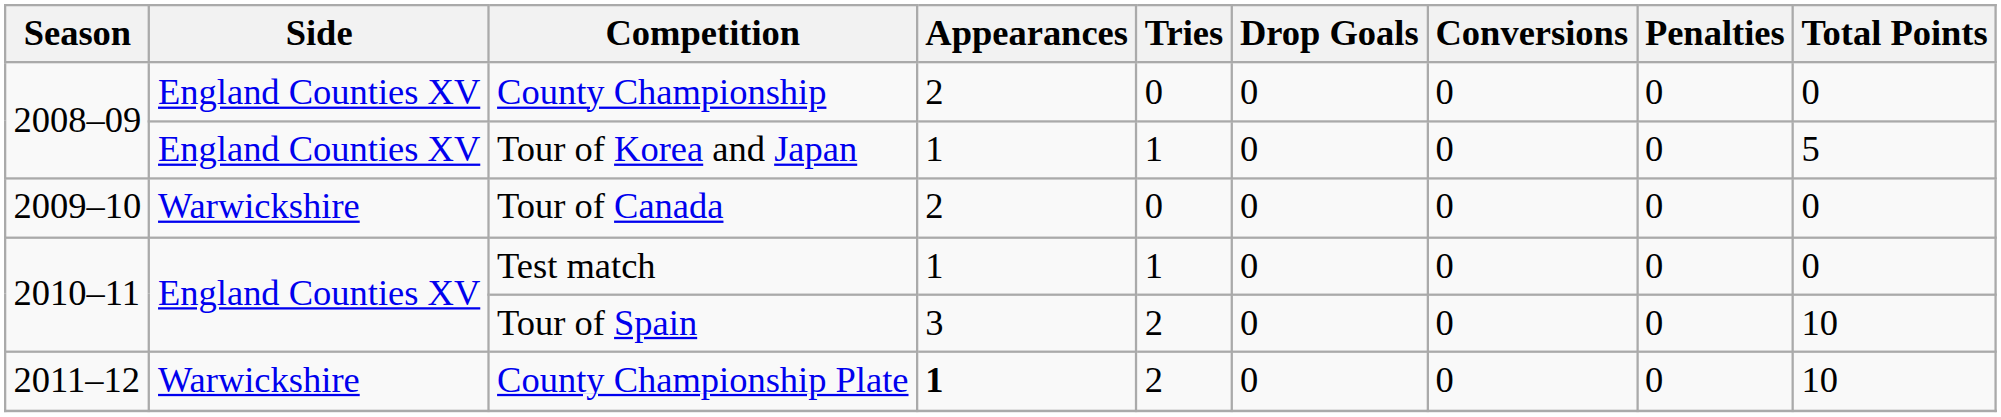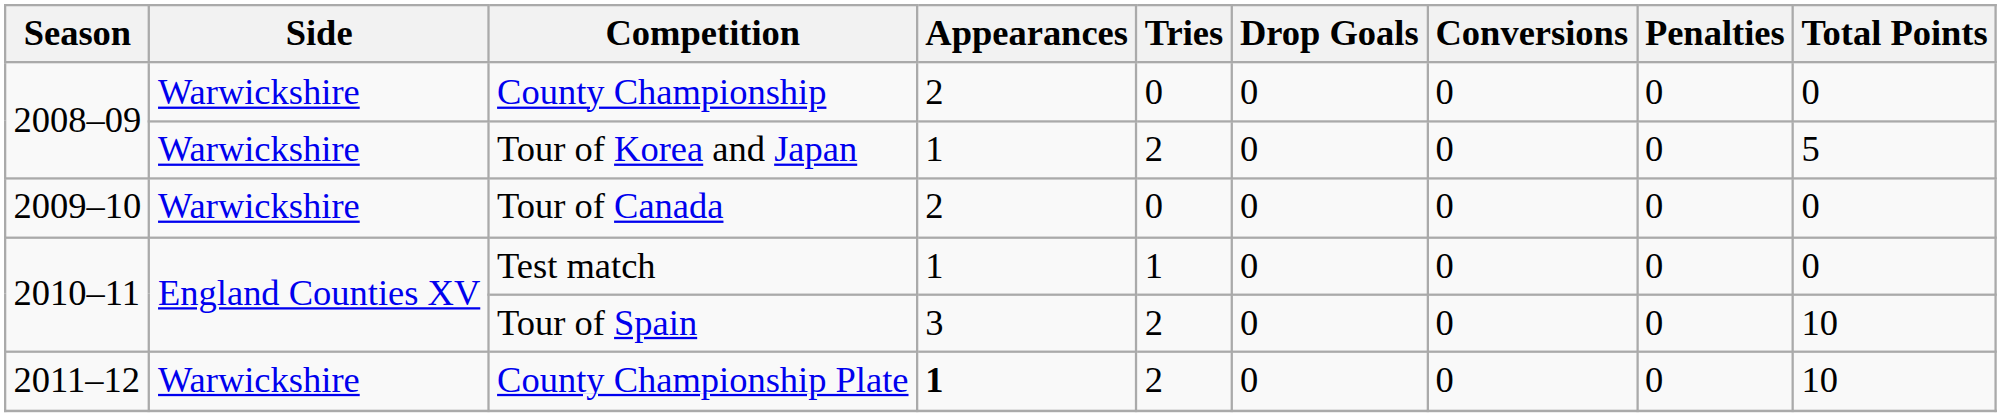(319, 91) England Counties XV -> (259, 91) Warwickshire
(319, 149) England Counties XV -> (259, 149) Warwickshire
(1154, 149) 1 -> (1154, 149) 2
